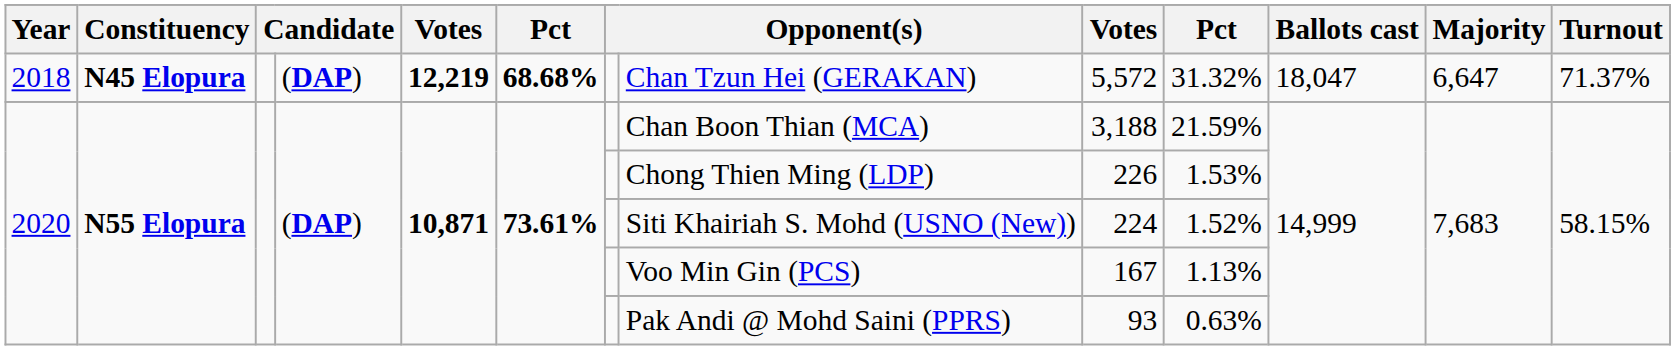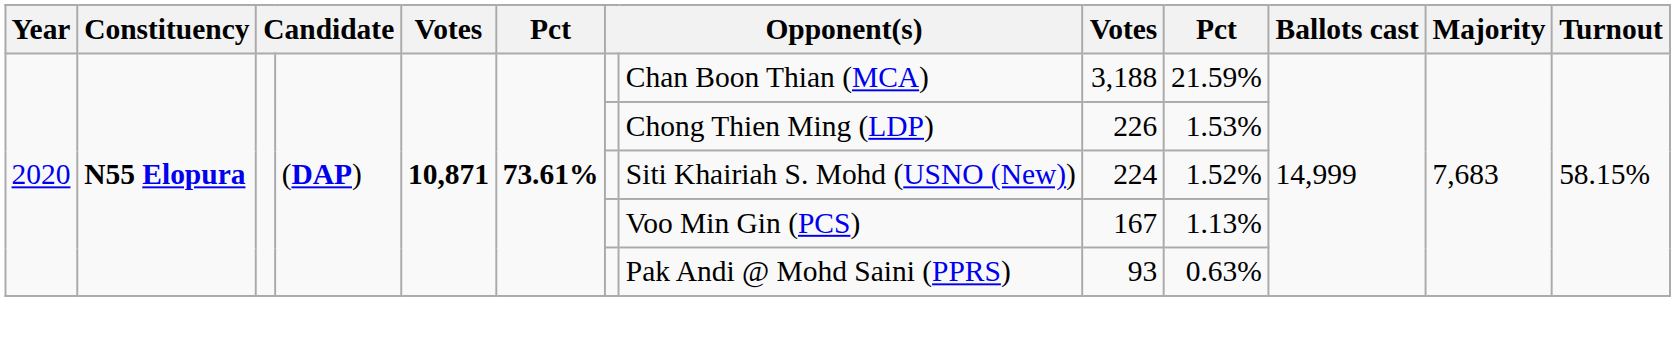- row: (41, 77)
